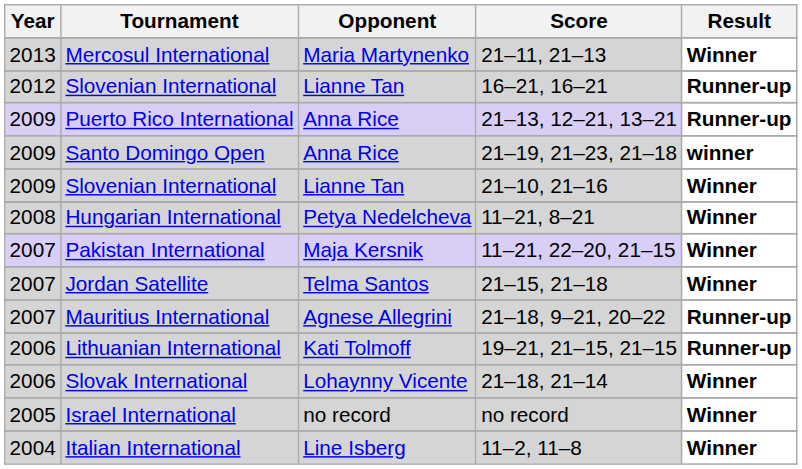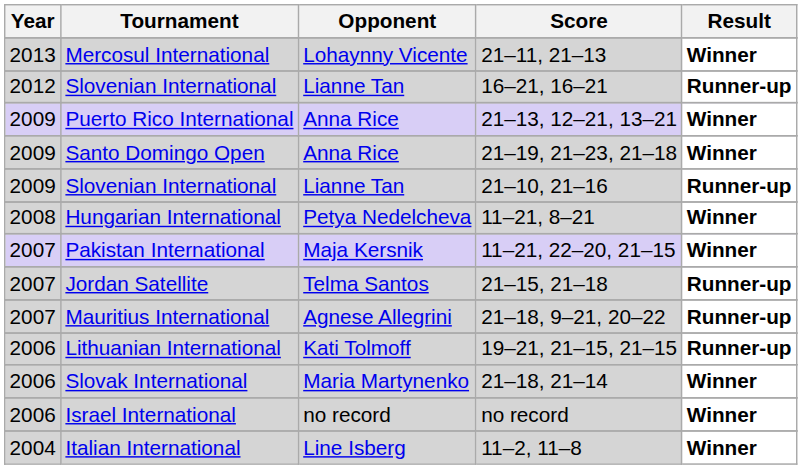(386, 54) Maria Martynenko -> (385, 54) Lohaynny Vicente
(739, 120) Runner-up -> (722, 120) Winner
(720, 153) winner -> (722, 153) Winner
(722, 185) Winner -> (739, 185) Runner-up
(722, 284) Winner -> (739, 284) Runner-up
(385, 382) Lohaynny Vicente -> (386, 382) Maria Martynenko
(33, 415) 2005 -> (33, 415) 2006
